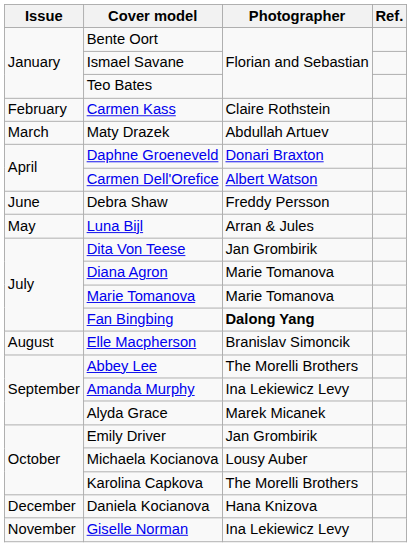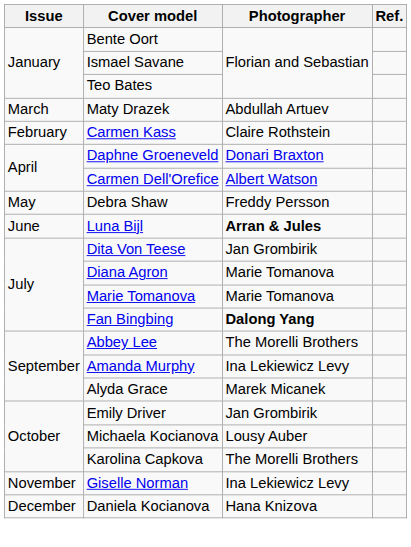rows swapped: (131, 109) <-> (128, 132)
(24, 202) June -> (22, 202) May
(22, 226) May -> (24, 226) June
(270, 226) normal -> (273, 226) bold
- row: (141, 343)
rows swapped: (137, 529) <-> (148, 506)
